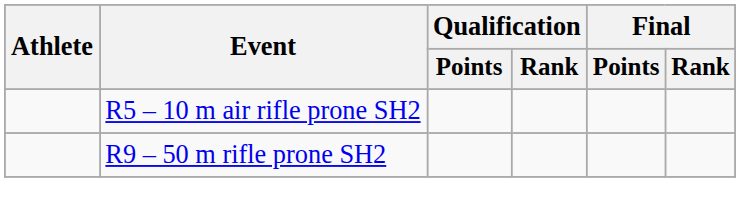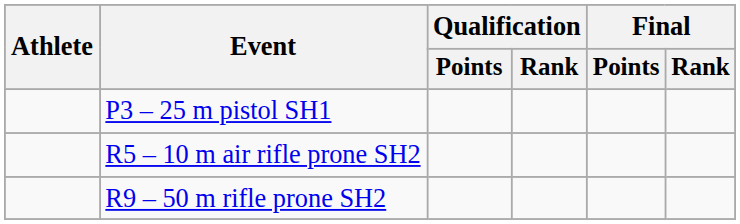+ row: (218, 111)
